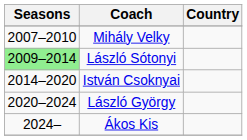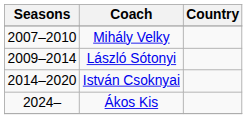(42, 59) lightgreen background -> (42, 59) no background
- row: (131, 102)
